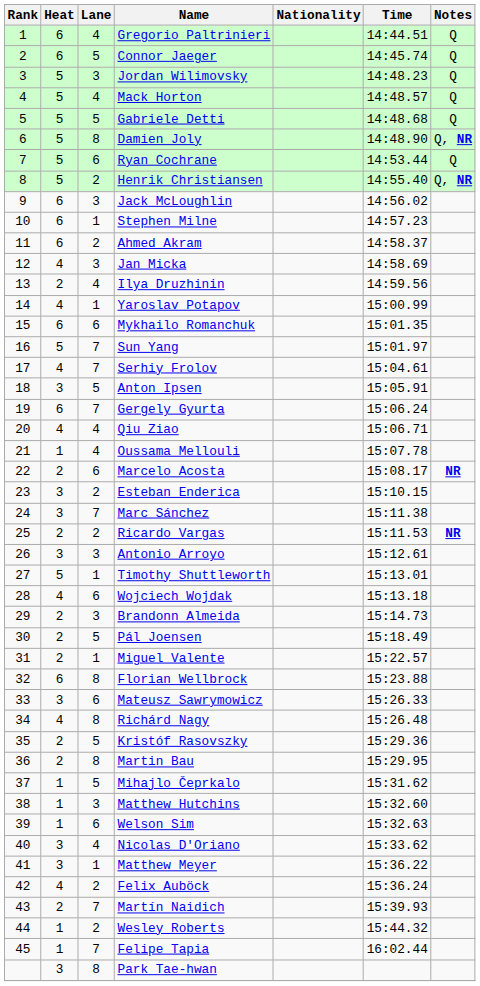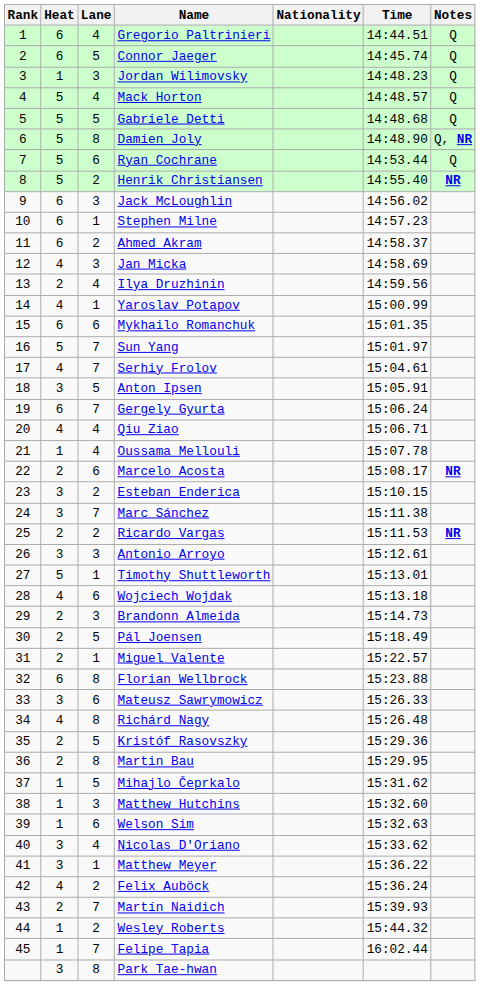(59, 77) 5 -> (59, 77) 1
(453, 181) Q, NR -> (453, 181) NR
